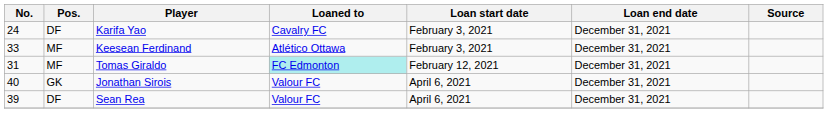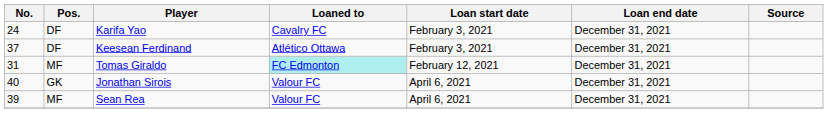(13, 48) 33 -> (13, 48) 37
(55, 48) MF -> (54, 48) DF
(54, 100) DF -> (55, 100) MF
